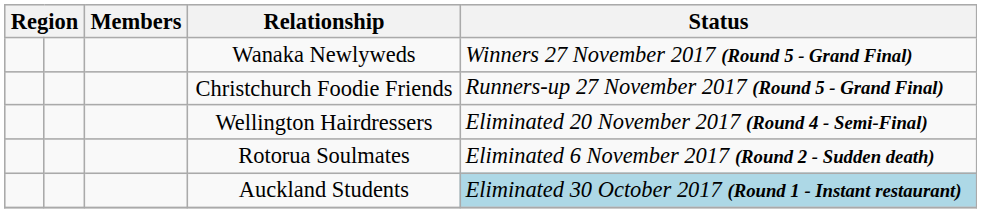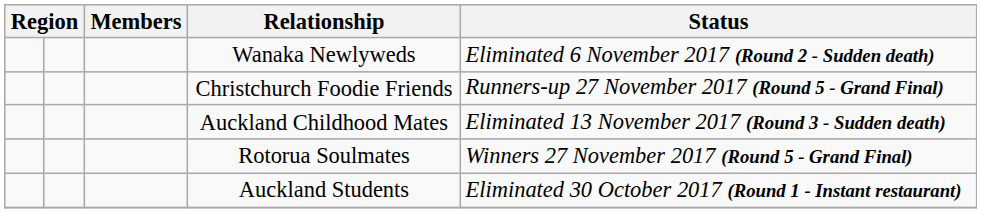(689, 54) Winners 27 November 2017 (Round 5 - Grand Final) -> (700, 54) Eliminated 6 November 2017 (Round 2 - Sudden death)
- row: (324, 122)
+ row: (324, 122)
(700, 156) Eliminated 6 November 2017 (Round 2 - Sudden death) -> (689, 156) Winners 27 November 2017 (Round 5 - Grand Final)
(714, 189) lightblue background -> (714, 189) no background
